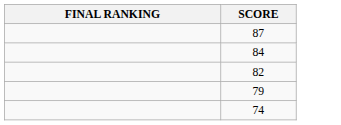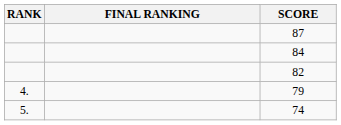+ column: (24, 14)
